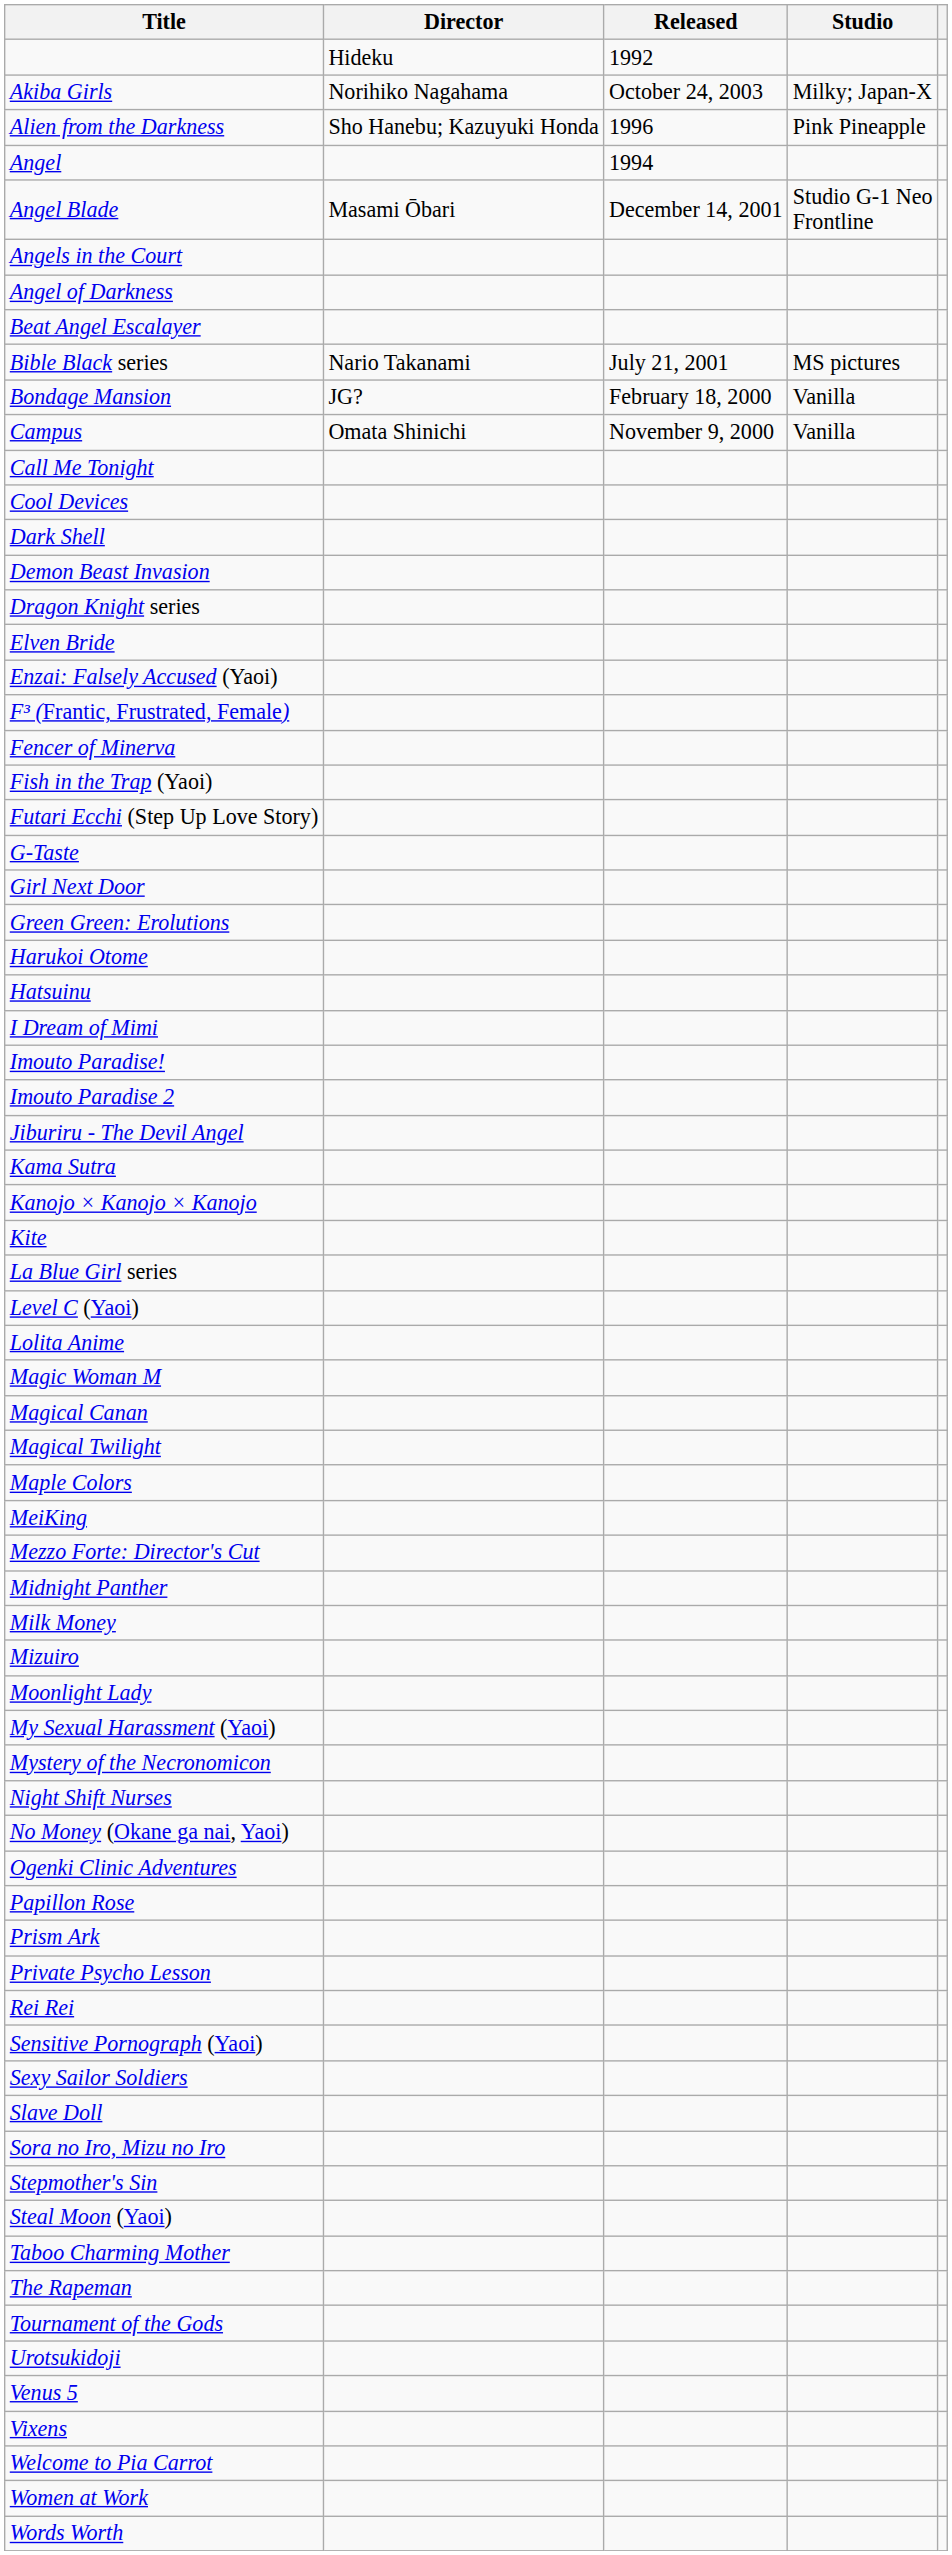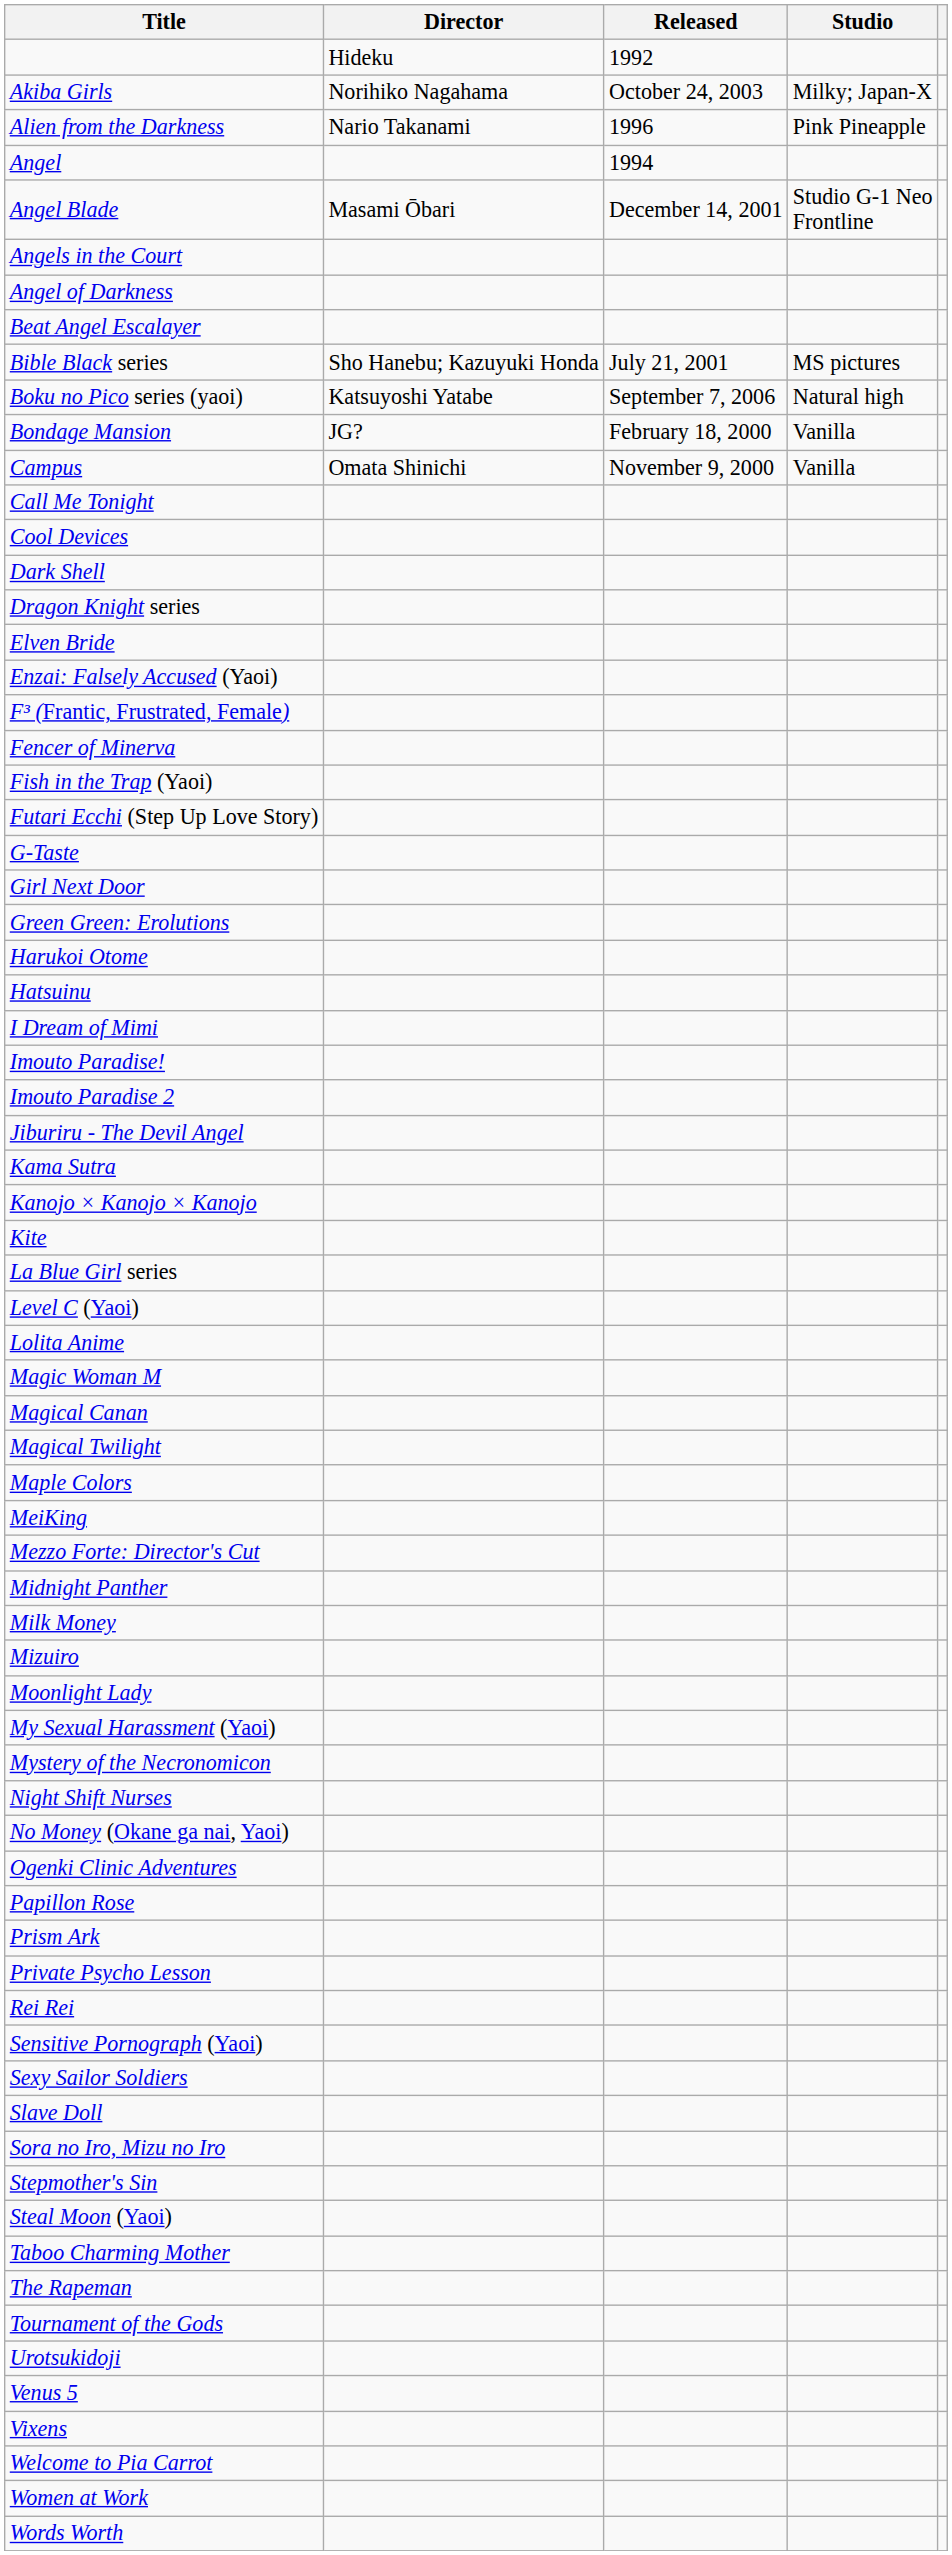(464, 127) Sho Hanebu; Kazuyuki Honda -> (399, 127) Nario Takanami
(399, 362) Nario Takanami -> (464, 362) Sho Hanebu; Kazuyuki Honda
+ row: (126, 397)
- row: (110, 572)
